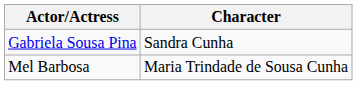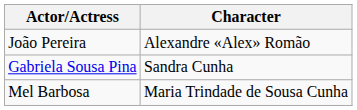+ row: (47, 42)
